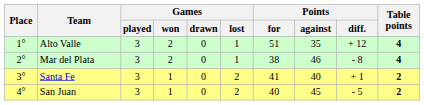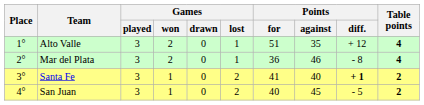(274, 60) 38 -> (274, 60) 36
(357, 76) normal -> (357, 76) bold
